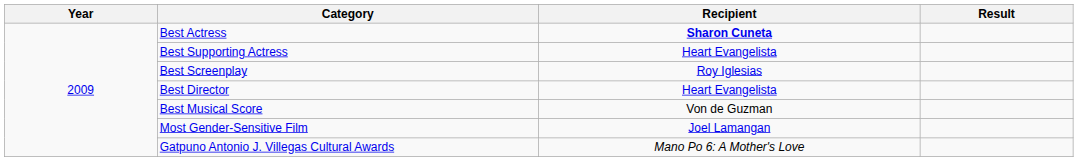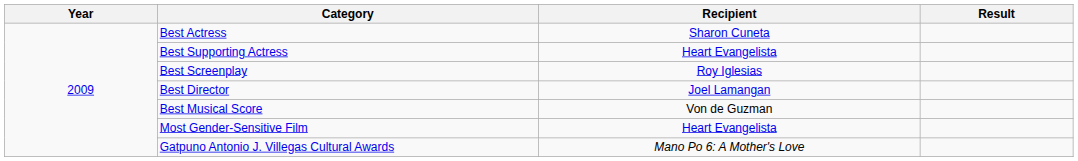(729, 33) bold -> (729, 33) normal
(729, 90) Heart Evangelista -> (729, 90) Joel Lamangan
(729, 128) Joel Lamangan -> (729, 128) Heart Evangelista
